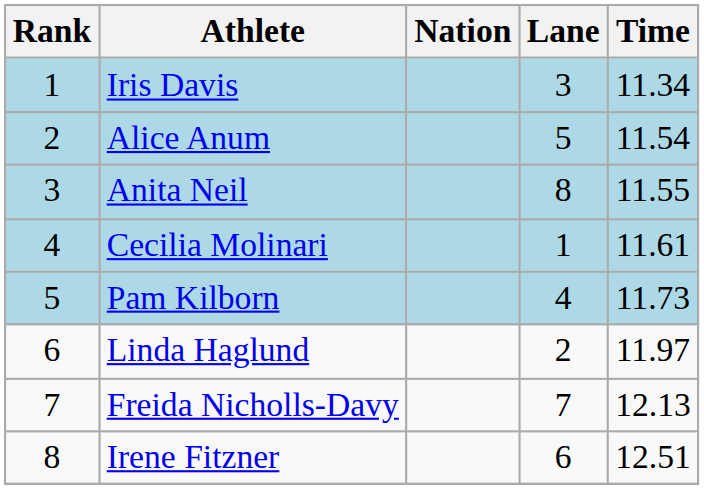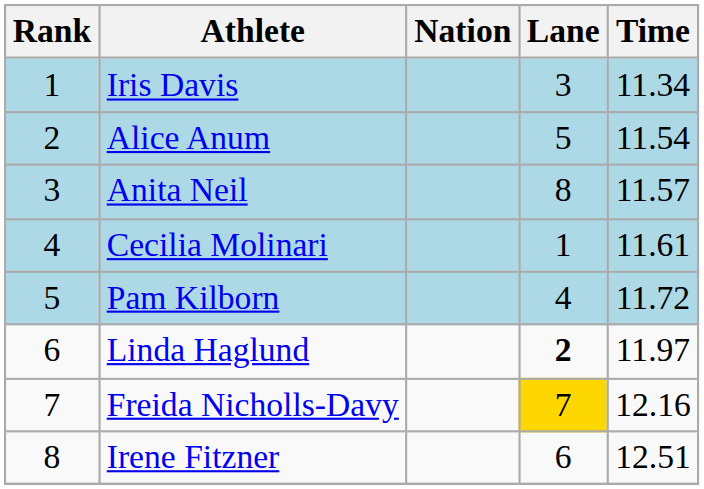(653, 191) 11.55 -> (653, 191) 11.57
(653, 297) 11.73 -> (653, 297) 11.72
(563, 350) normal -> (563, 350) bold
(563, 404) no background -> (563, 404) gold background
(653, 404) 12.13 -> (653, 404) 12.16
